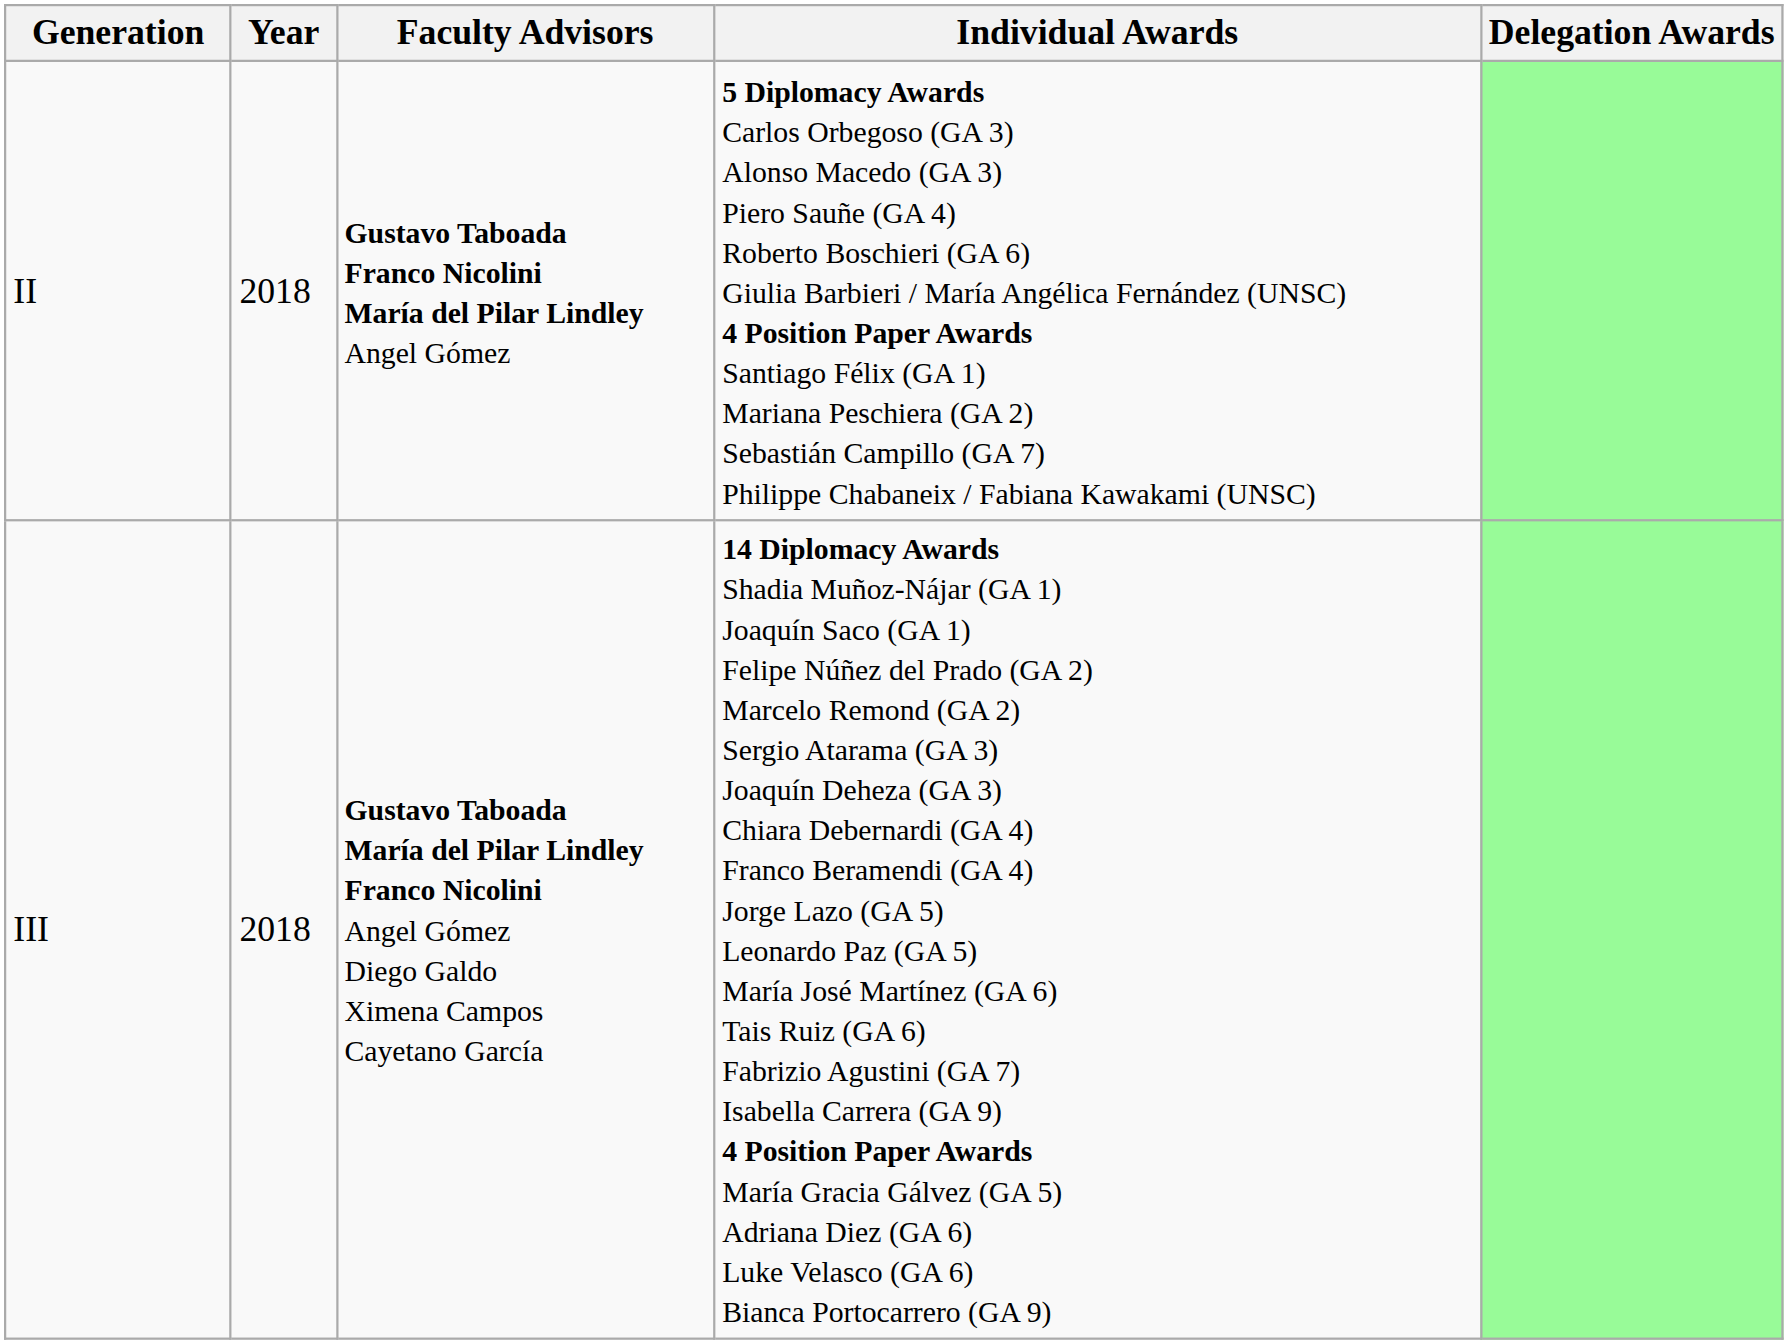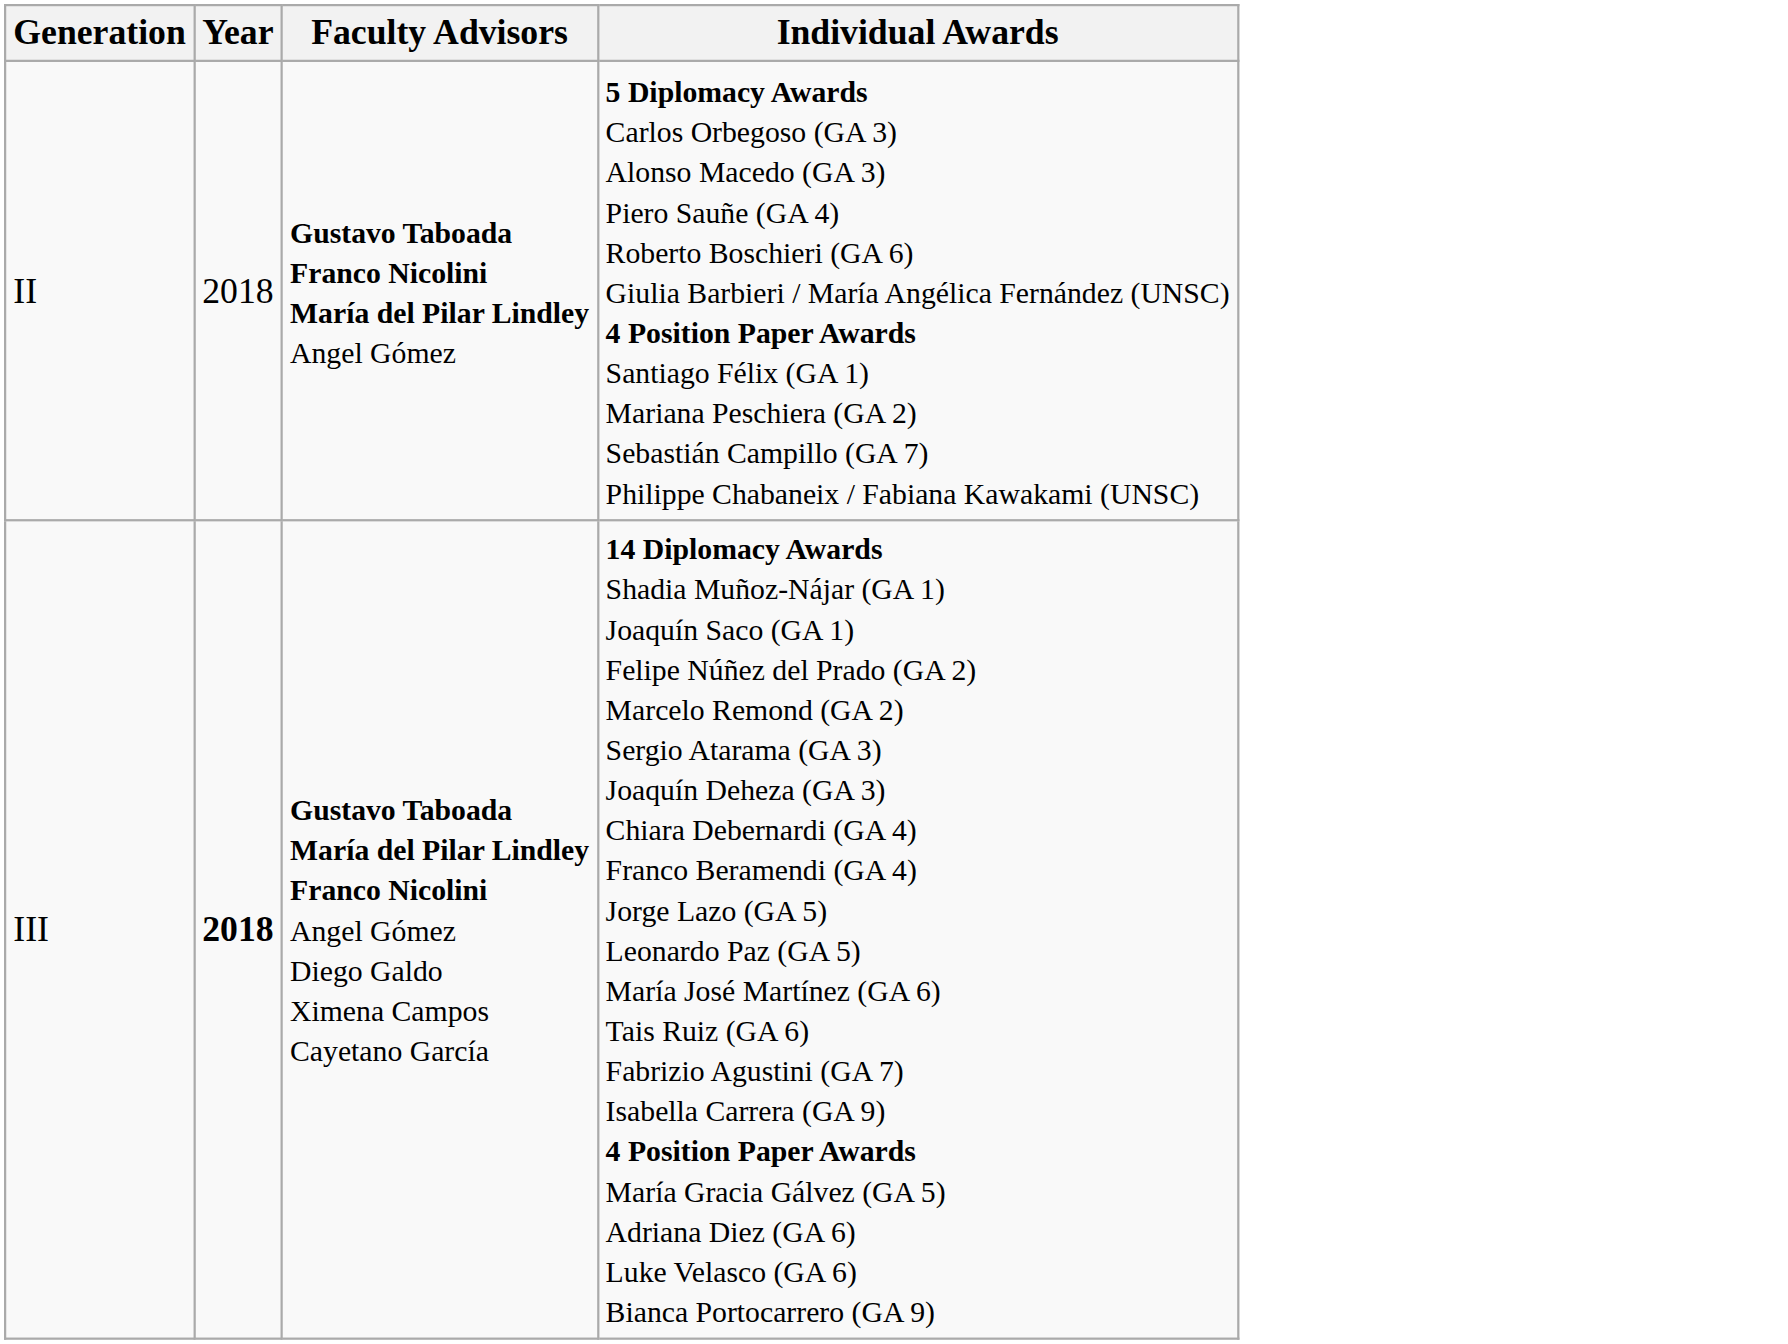- column: (1632, 32)
(275, 928) normal -> (238, 928) bold
